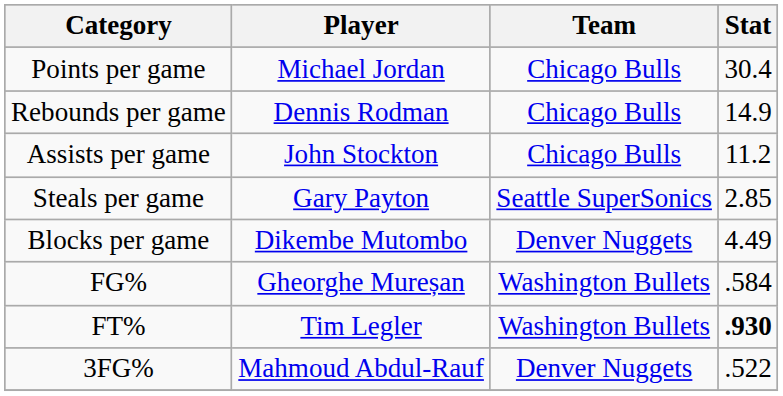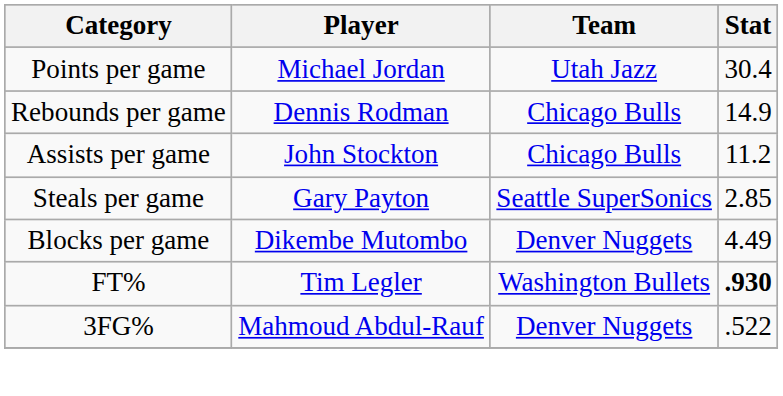(604, 68) Chicago Bulls -> (604, 68) Utah Jazz
- row: (118, 283)
